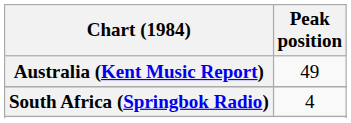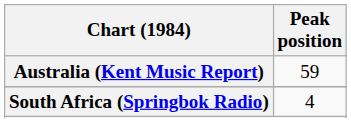(310, 71) 49 -> (310, 71) 59
